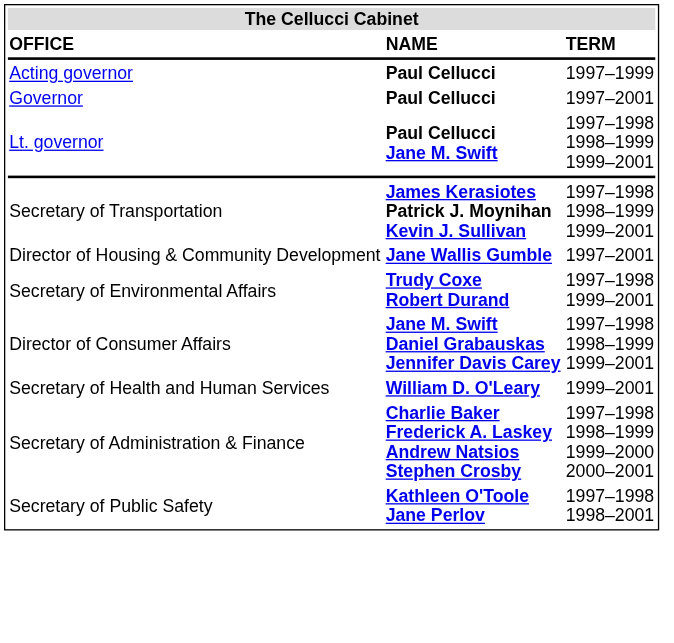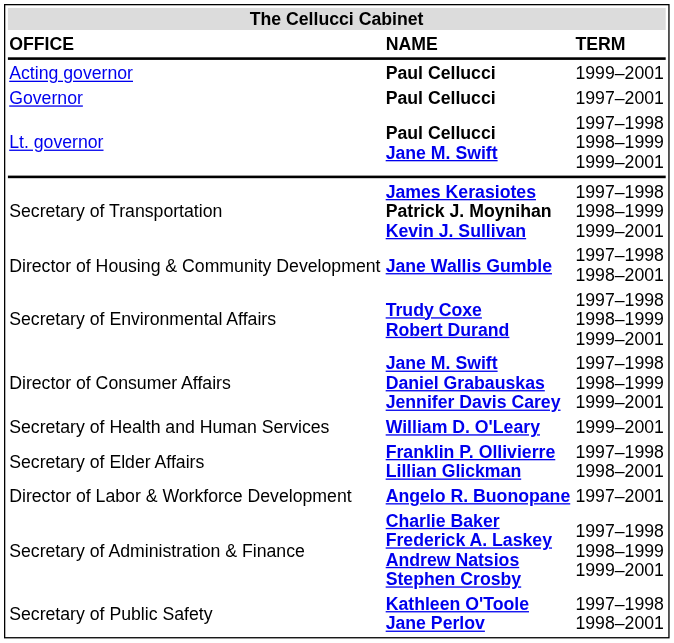(610, 74) 1997–1999 -> (620, 74) 1999–2001
(610, 256) 1997–2001 -> (620, 265) 1997–1998 1998–2001
(610, 290) 1997–1998 1999–2001 -> (620, 319) 1997–1998 1998–1999 1999–2001
+ row: (107, 462)
+ row: (180, 496)
(610, 442) 1997–1998 1998–1999 1999–2000 2000–2001 -> (620, 550) 1997–1998 1998–1999 1999–2001
